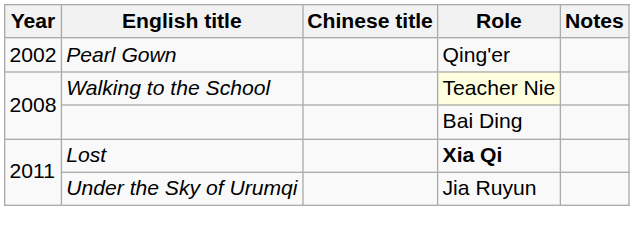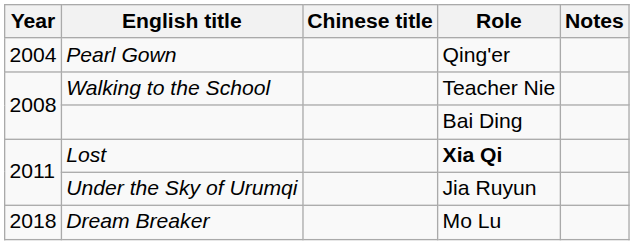(33, 54) 2002 -> (33, 54) 2004
(499, 88) lightyellow background -> (499, 88) no background
+ row: (138, 222)
